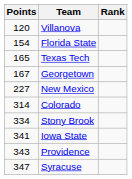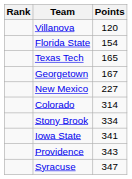columns swapped: (113, 12) <-> (21, 12)
